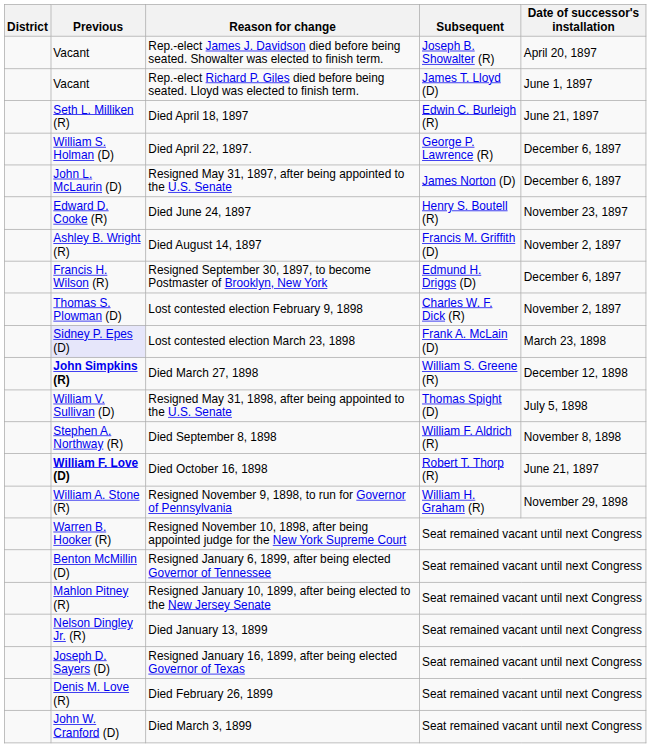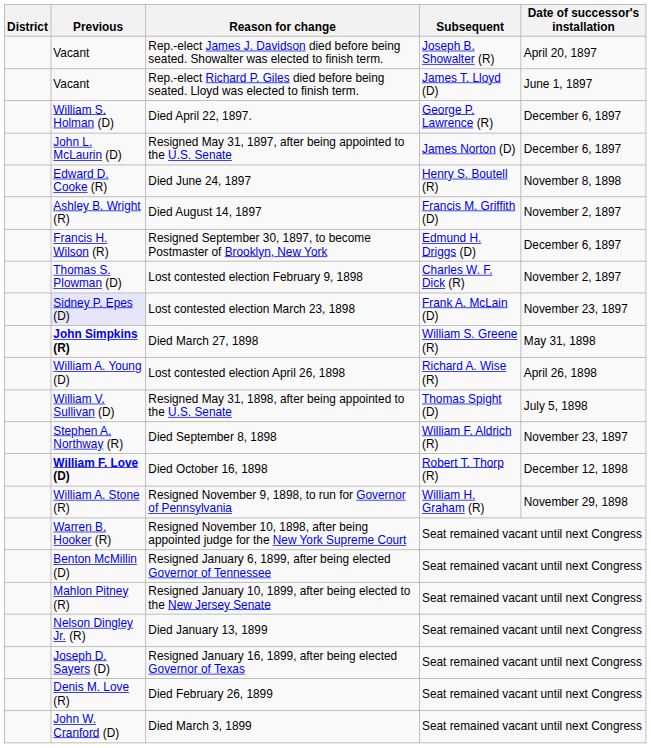- row: (198, 116)
(576, 213) November 23, 1897 -> (572, 181) November 8, 1898
(565, 341) March 23, 1898 -> (576, 309) November 23, 1897
(576, 373) December 12, 1898 -> (560, 341) May 31, 1898
+ row: (247, 373)
(572, 437) November 8, 1898 -> (576, 437) November 23, 1897
(561, 469) June 21, 1897 -> (576, 469) December 12, 1898
